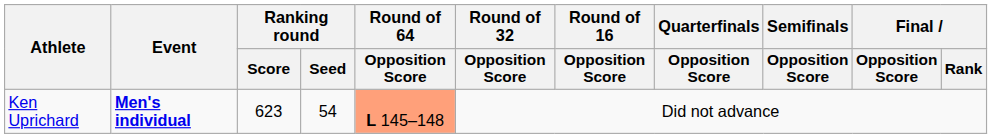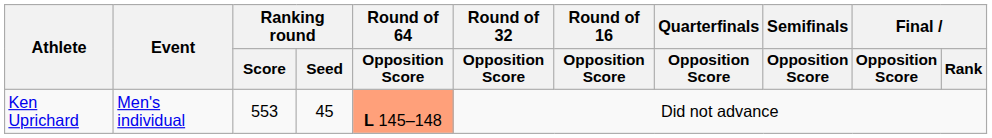(153, 112) bold -> (151, 112) normal
(269, 112) 623 -> (265, 112) 553
(328, 112) 54 -> (325, 112) 45
